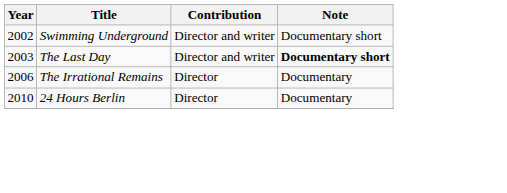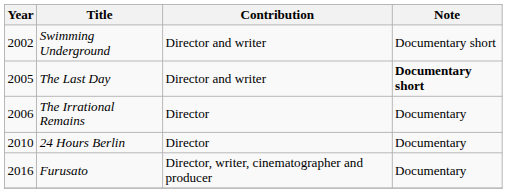(21, 56) 2003 -> (21, 78) 2005
+ row: (64, 170)
